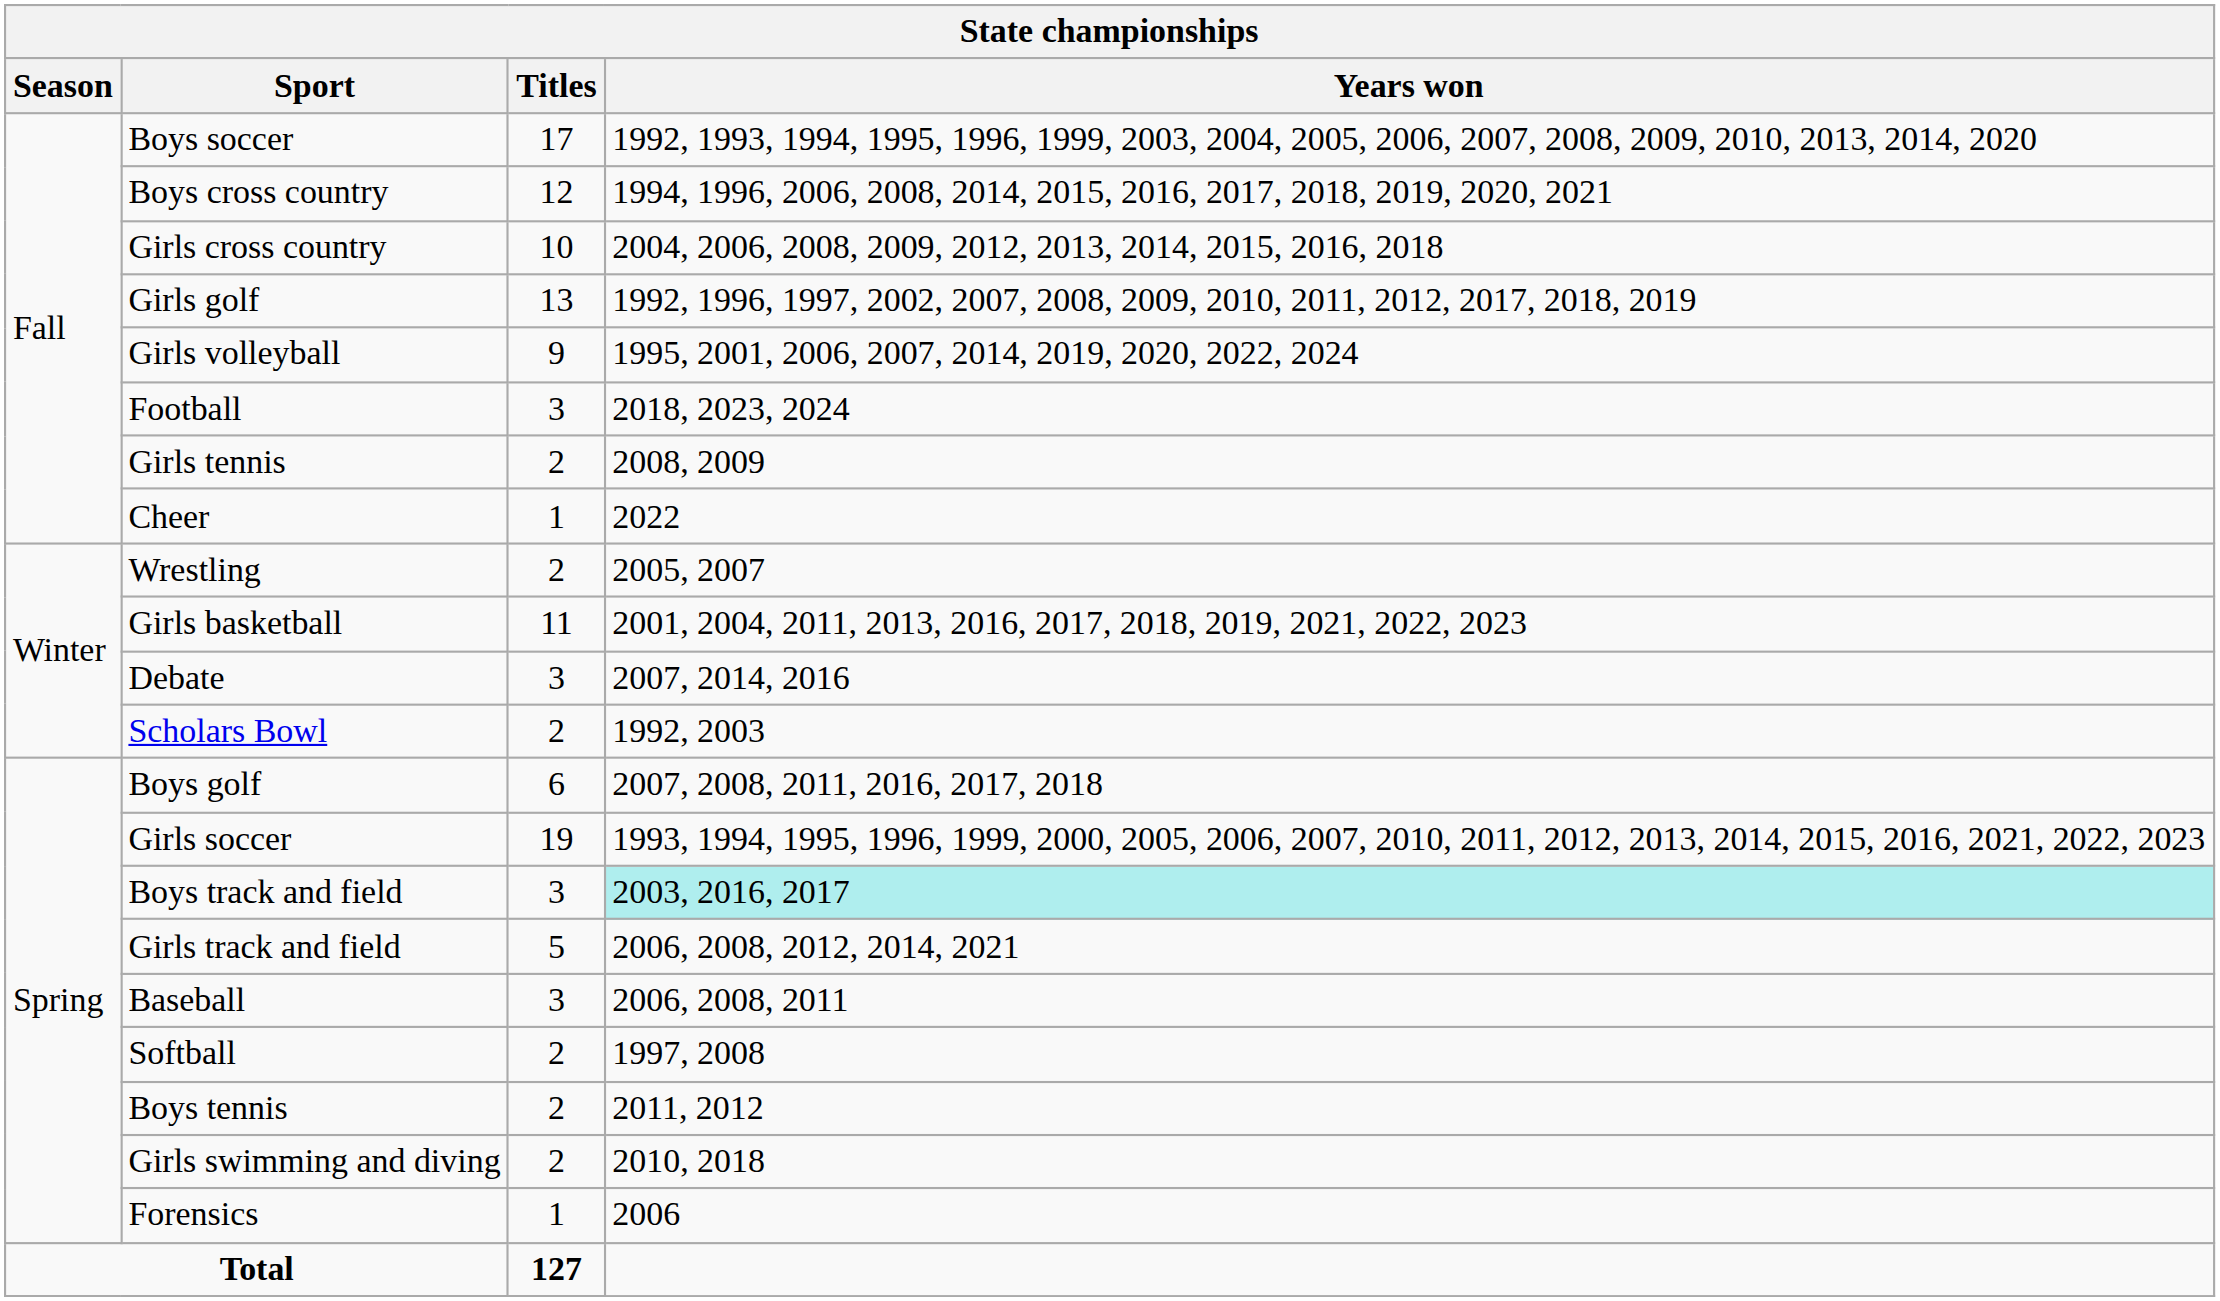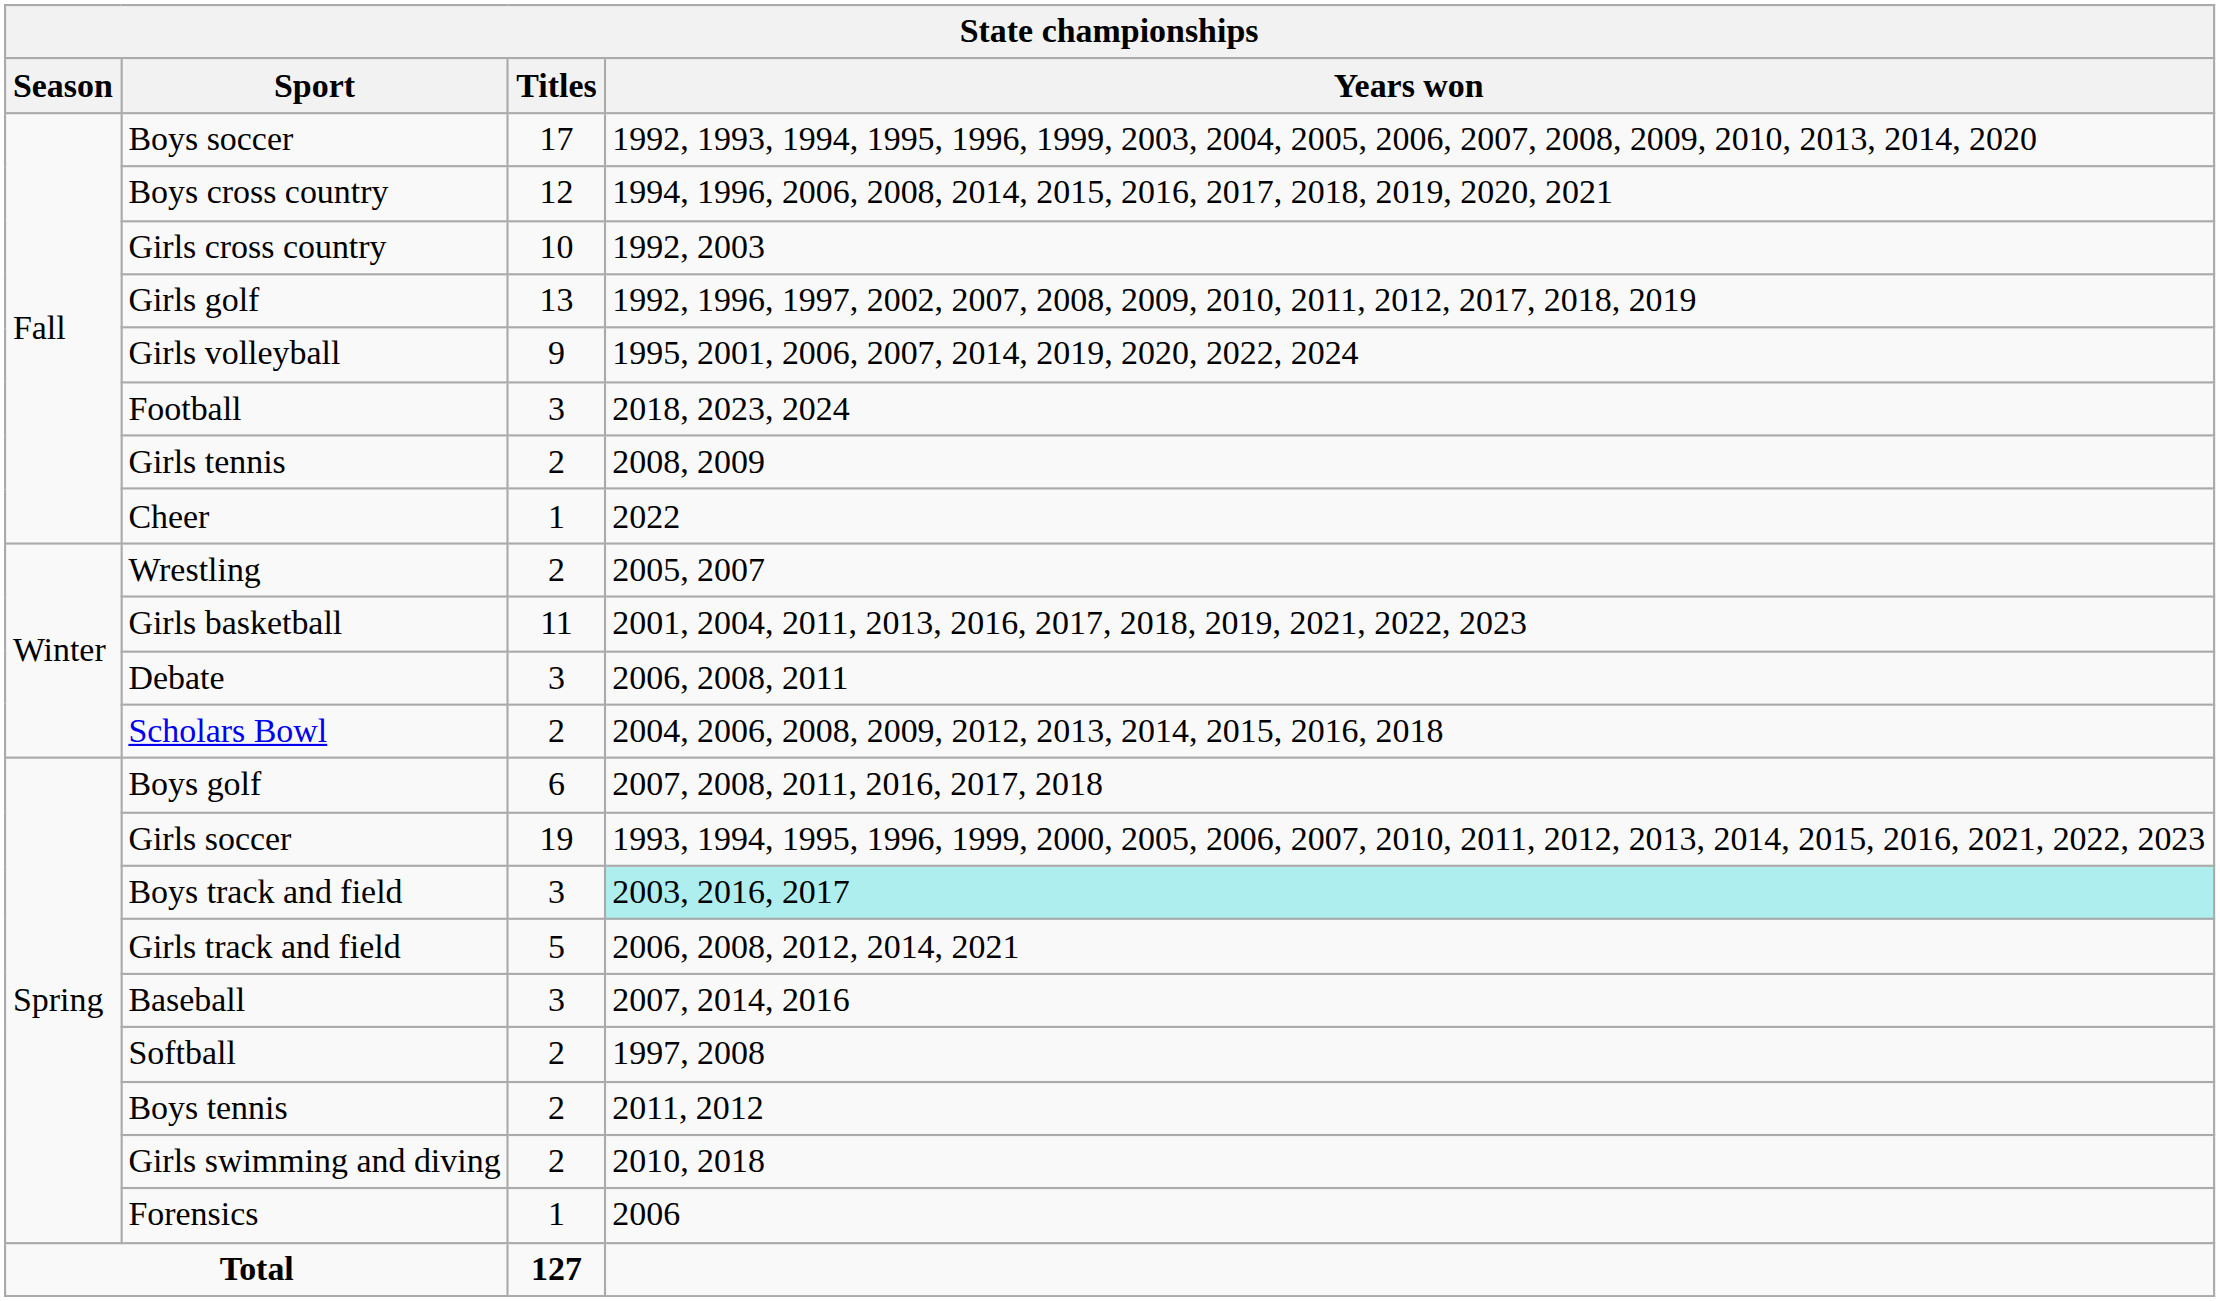(1028, 246) 2004, 2006, 2008, 2009, 2012, 2013, 2014, 2015, 2016, 2018 -> (689, 246) 1992, 2003
(731, 676) 2007, 2014, 2016 -> (730, 676) 2006, 2008, 2011
(689, 730) 1992, 2003 -> (1028, 730) 2004, 2006, 2008, 2009, 2012, 2013, 2014, 2015, 2016, 2018
(730, 999) 2006, 2008, 2011 -> (731, 999) 2007, 2014, 2016
